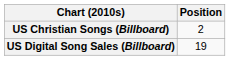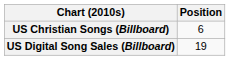(201, 30) 2 -> (201, 30) 6
